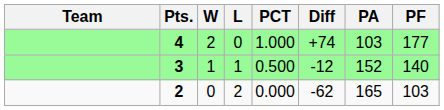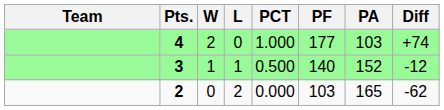columns swapped: (416, 17) <-> (322, 17)
